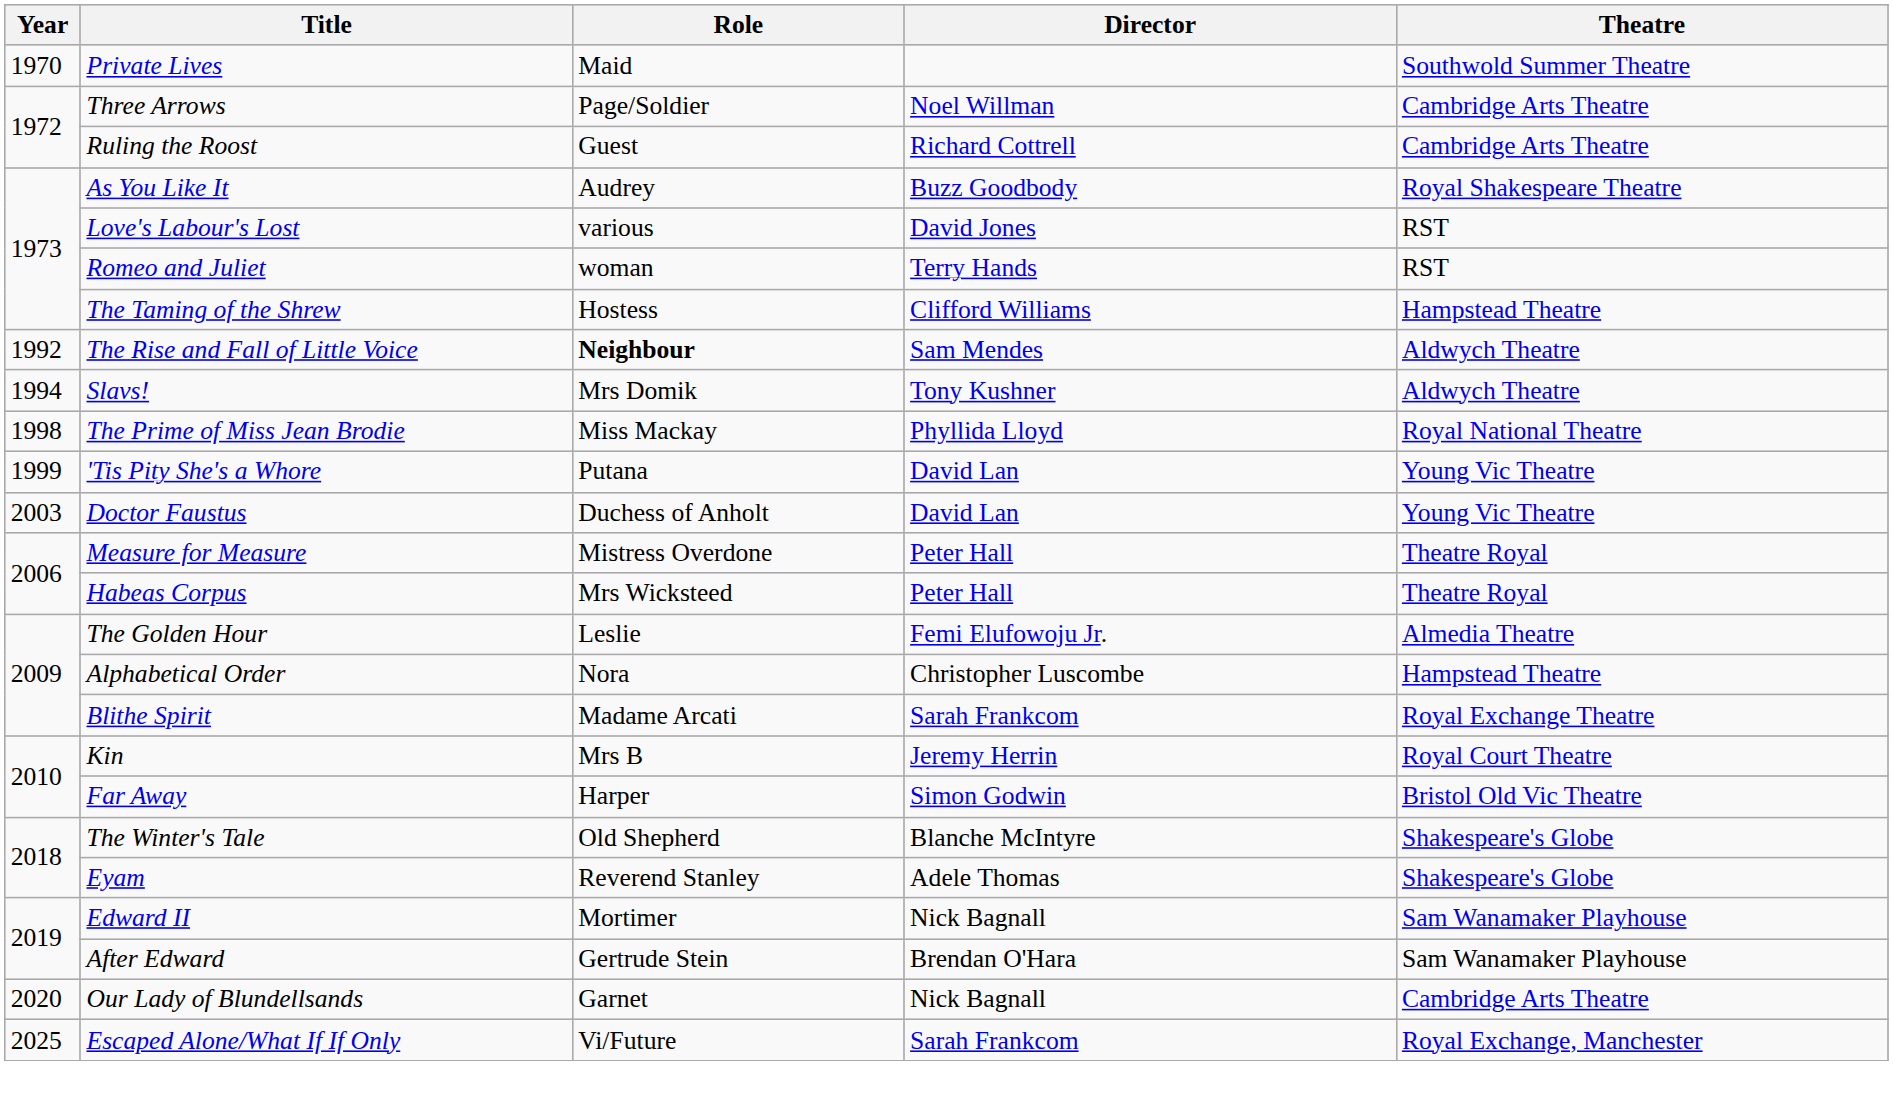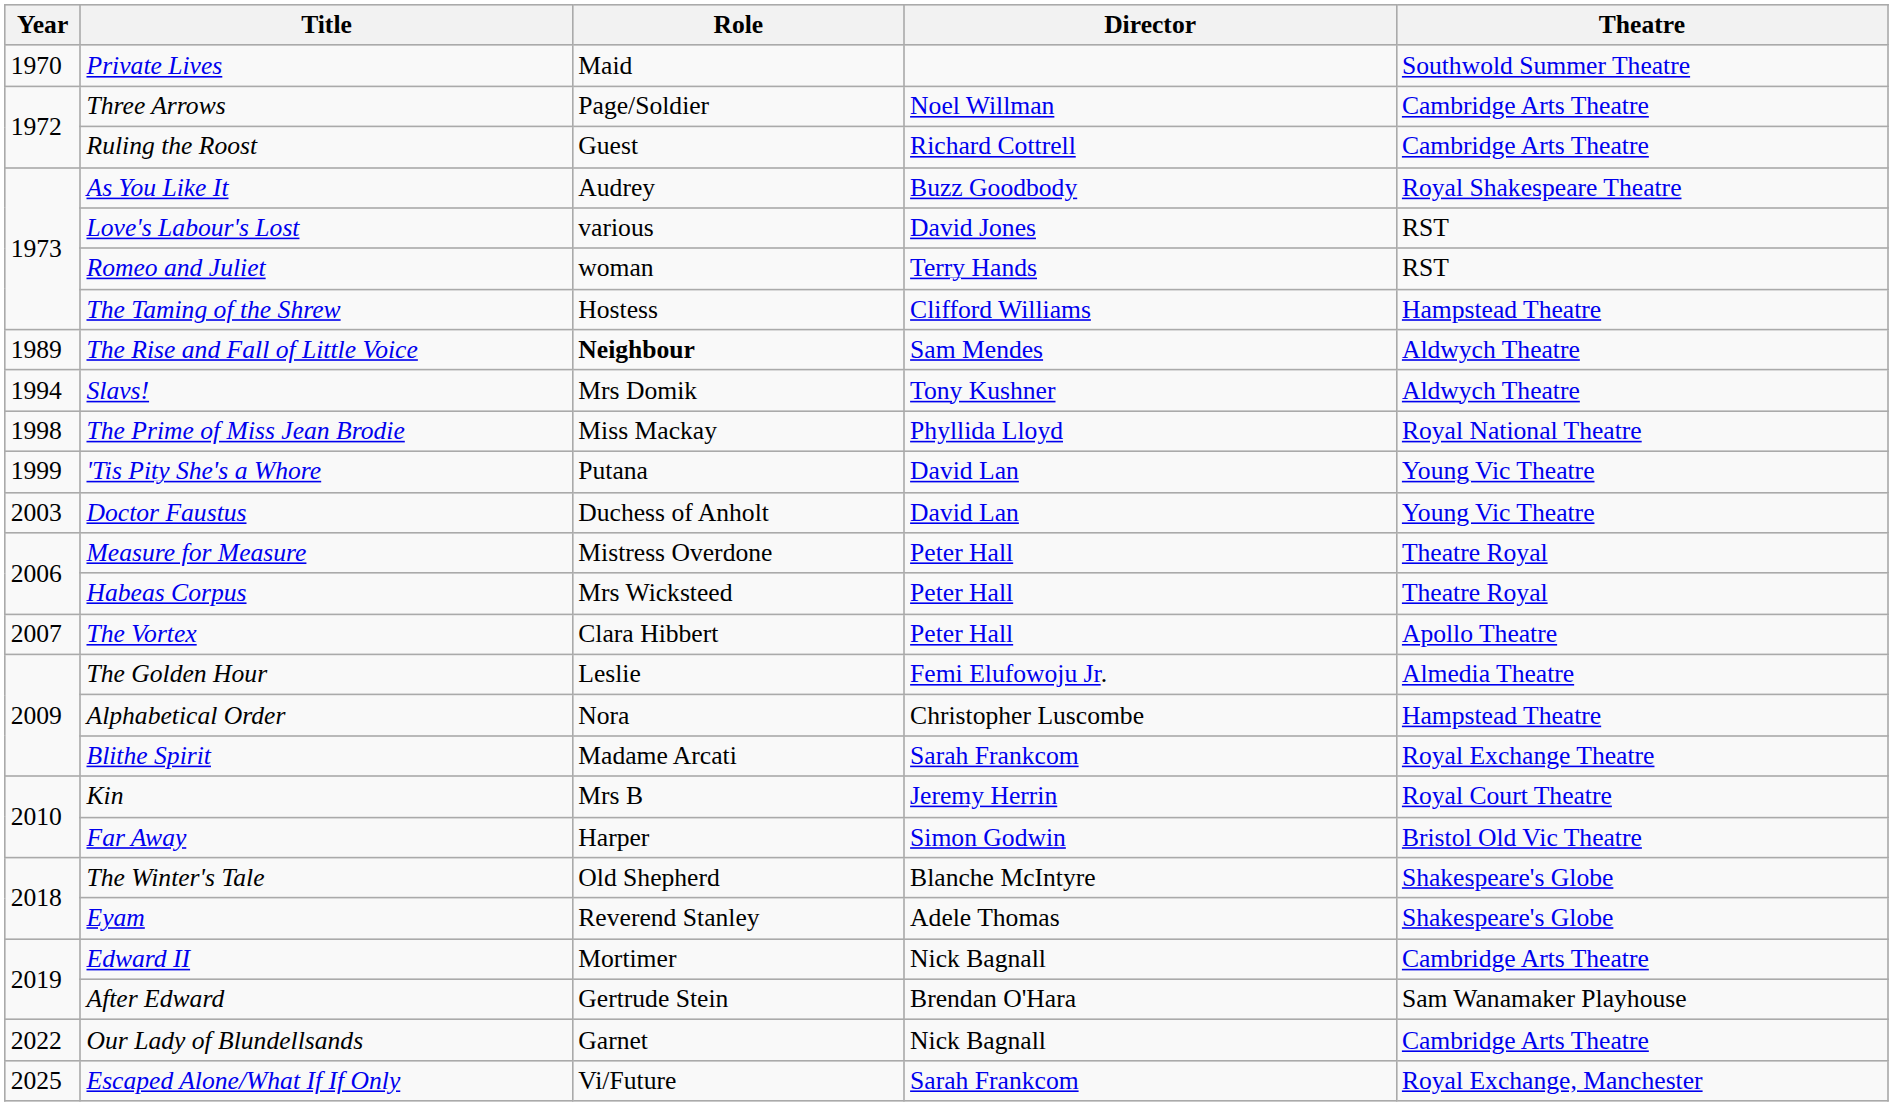(36, 349) 1992 -> (36, 349) 1989
+ row: (142, 633)
(1544, 918) Sam Wanamaker Playhouse -> (1525, 958) Cambridge Arts Theatre
(36, 999) 2020 -> (36, 1039) 2022
